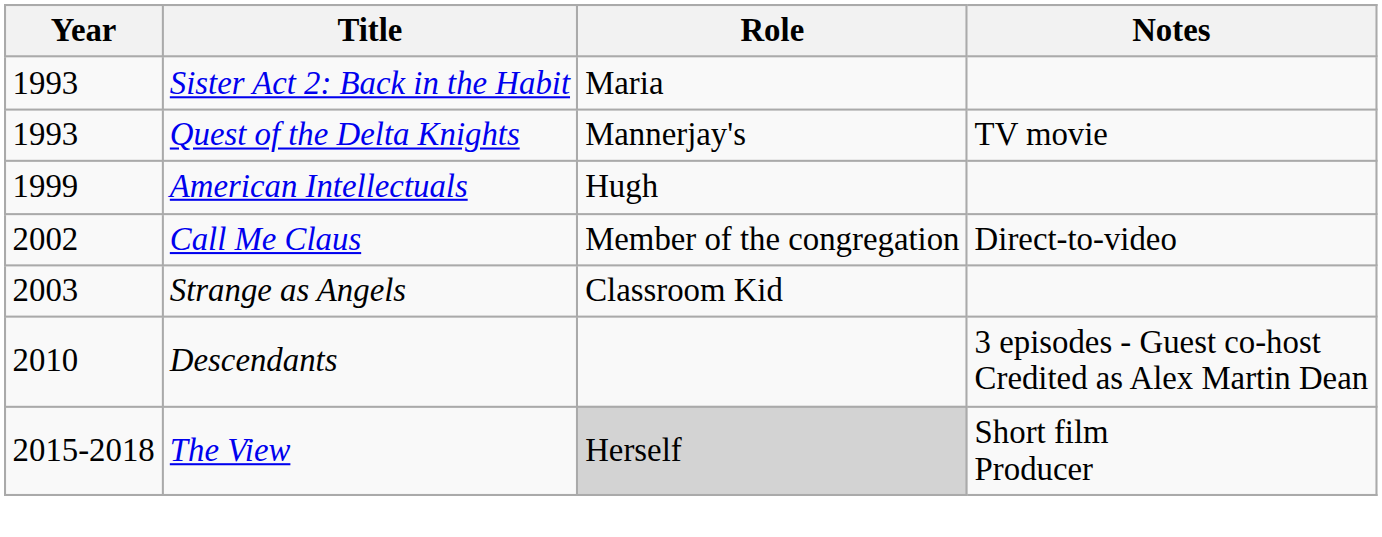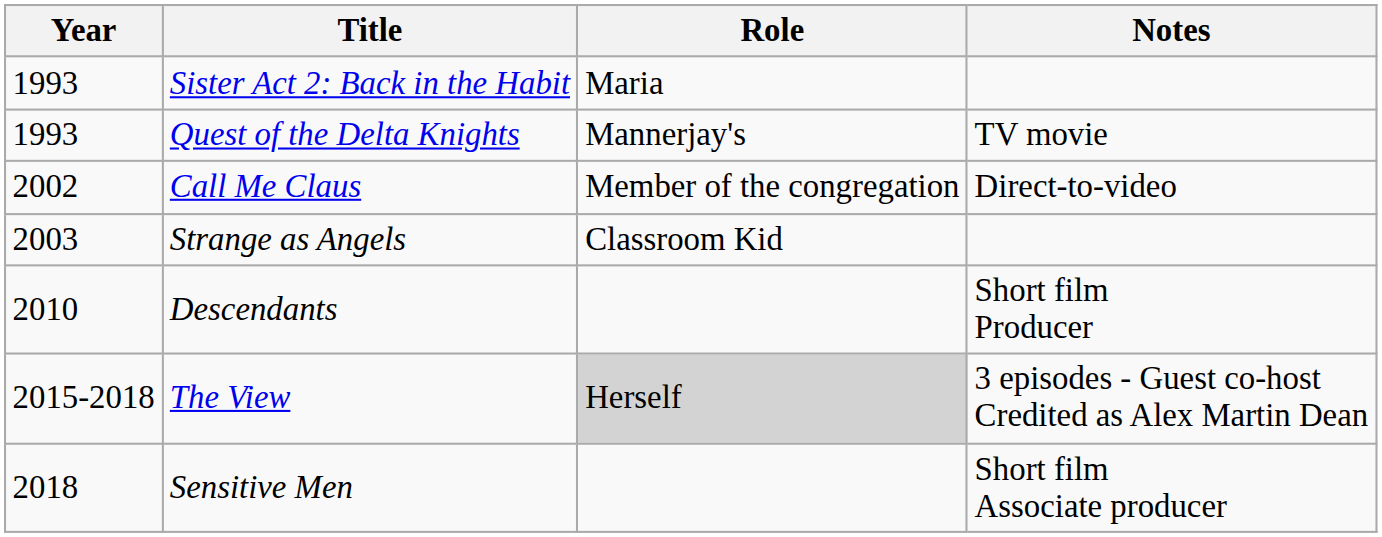- row: (319, 186)
(1171, 361) 3 episodes - Guest co-host Credited as Alex Martin Dean -> (1042, 309) Short film Producer
(1042, 449) Short film Producer -> (1171, 397) 3 episodes - Guest co-host Credited as Alex Martin Dean
+ row: (261, 486)
